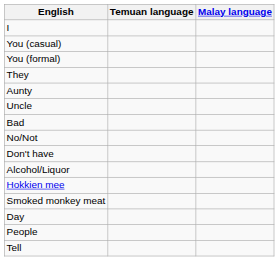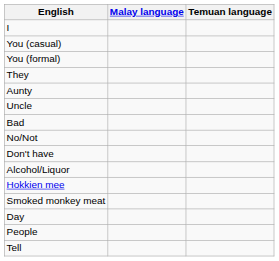columns swapped: (235, 12) <-> (152, 12)
